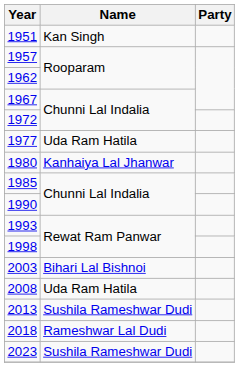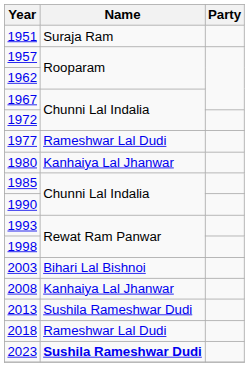(74, 36) Kan Singh -> (78, 36) Suraja Ram
(90, 141) Uda Ram Hatila -> (105, 141) Rameshwar Lal Dudi
(90, 288) Uda Ram Hatila -> (108, 288) Kanhaiya Lal Jhanwar
(118, 352) normal -> (122, 352) bold
